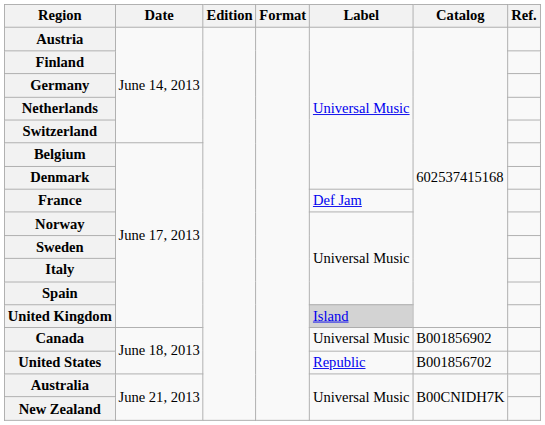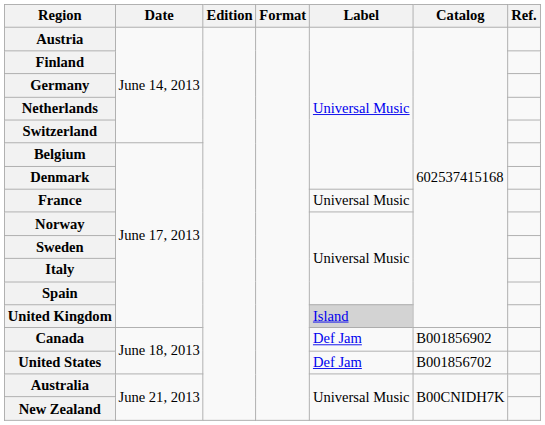(337, 200) Def Jam -> (361, 200) Universal Music
(361, 339) Universal Music -> (337, 339) Def Jam
(339, 362) Republic -> (337, 362) Def Jam
